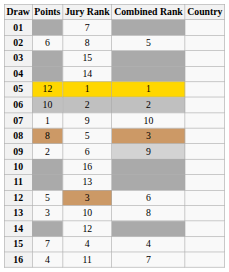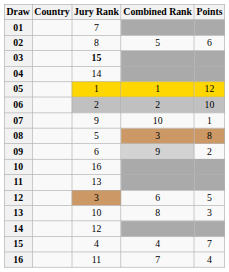columns swapped: (205, 12) <-> (47, 12)
(87, 58) normal -> (96, 58) bold
